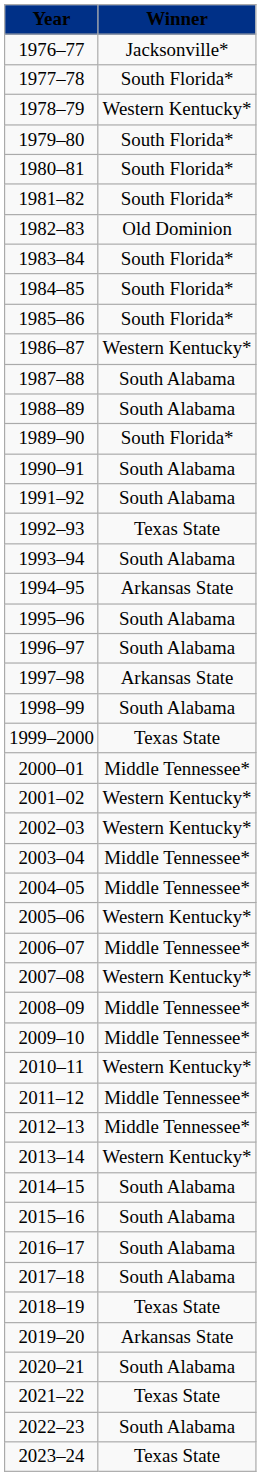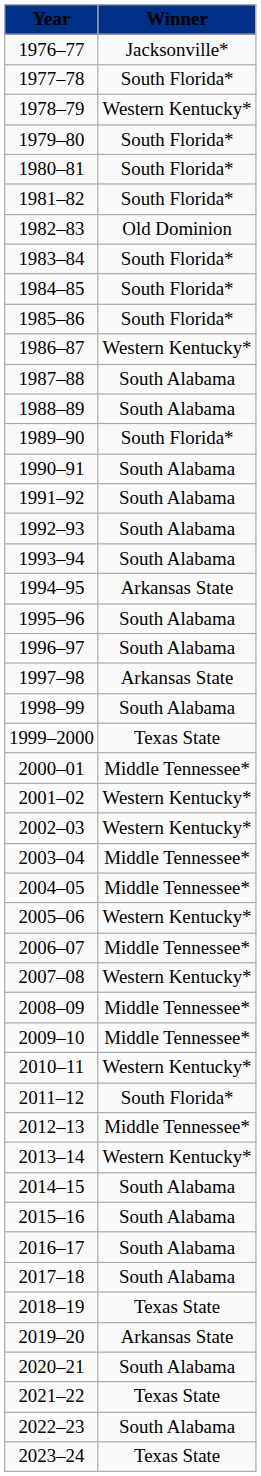(177, 528) Texas State -> (177, 528) South Alabama
(177, 1097) Middle Tennessee* -> (177, 1097) South Florida*
